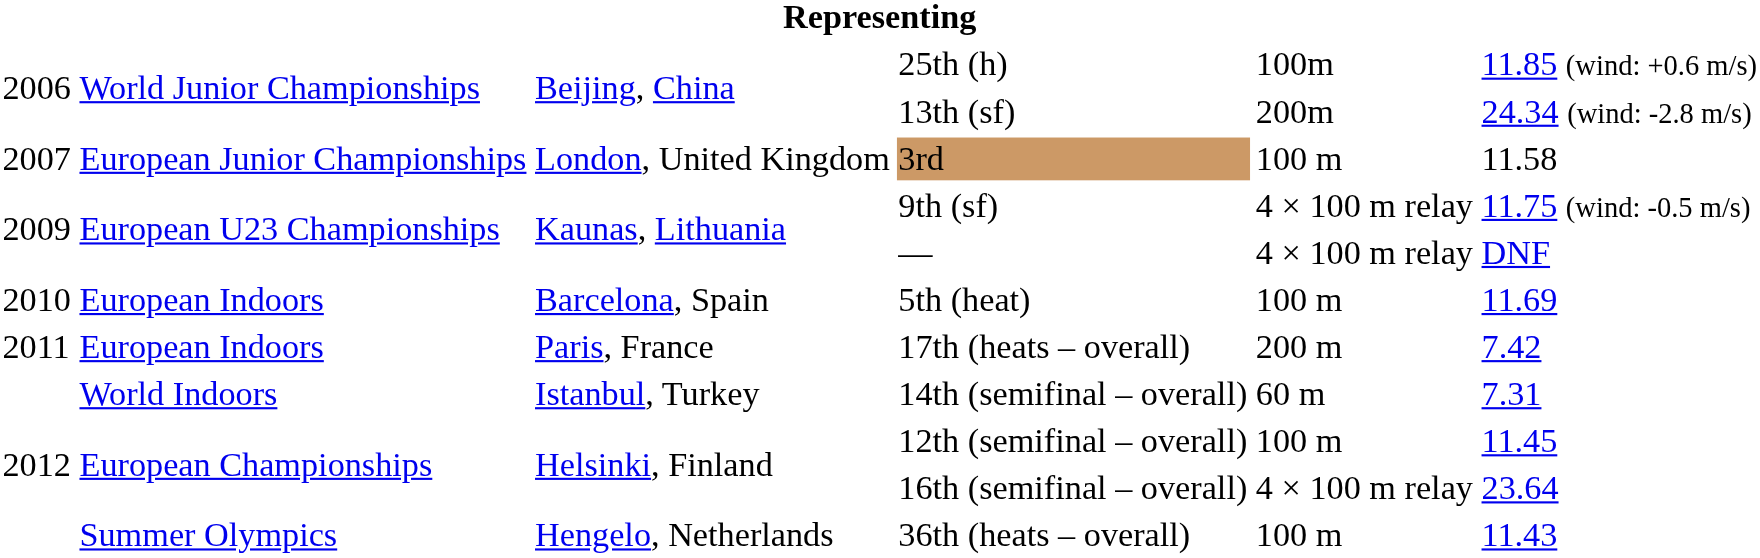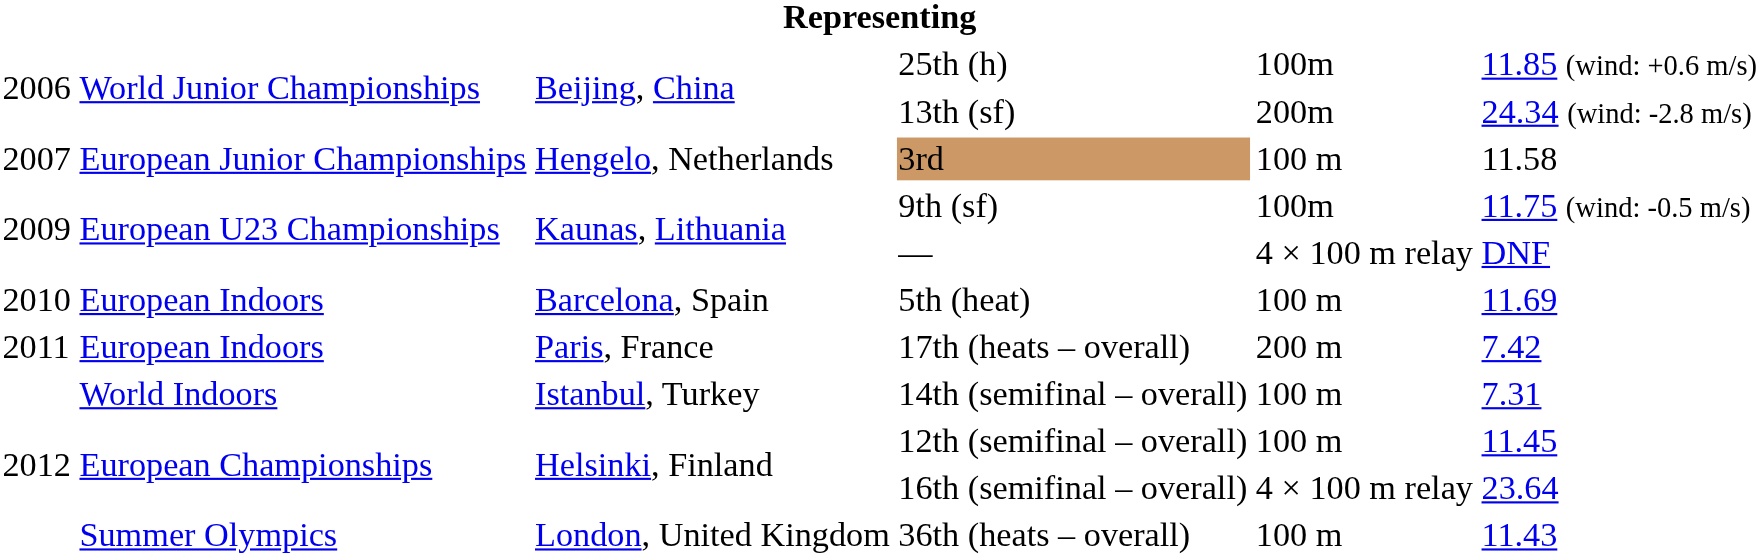(712, 158) London, United Kingdom -> (684, 158) Hengelo, Netherlands
(1364, 205) 4 × 100 m relay -> (1295, 205) 100m
(1291, 393) 60 m -> (1299, 393) 100 m
(684, 534) Hengelo, Netherlands -> (712, 534) London, United Kingdom
